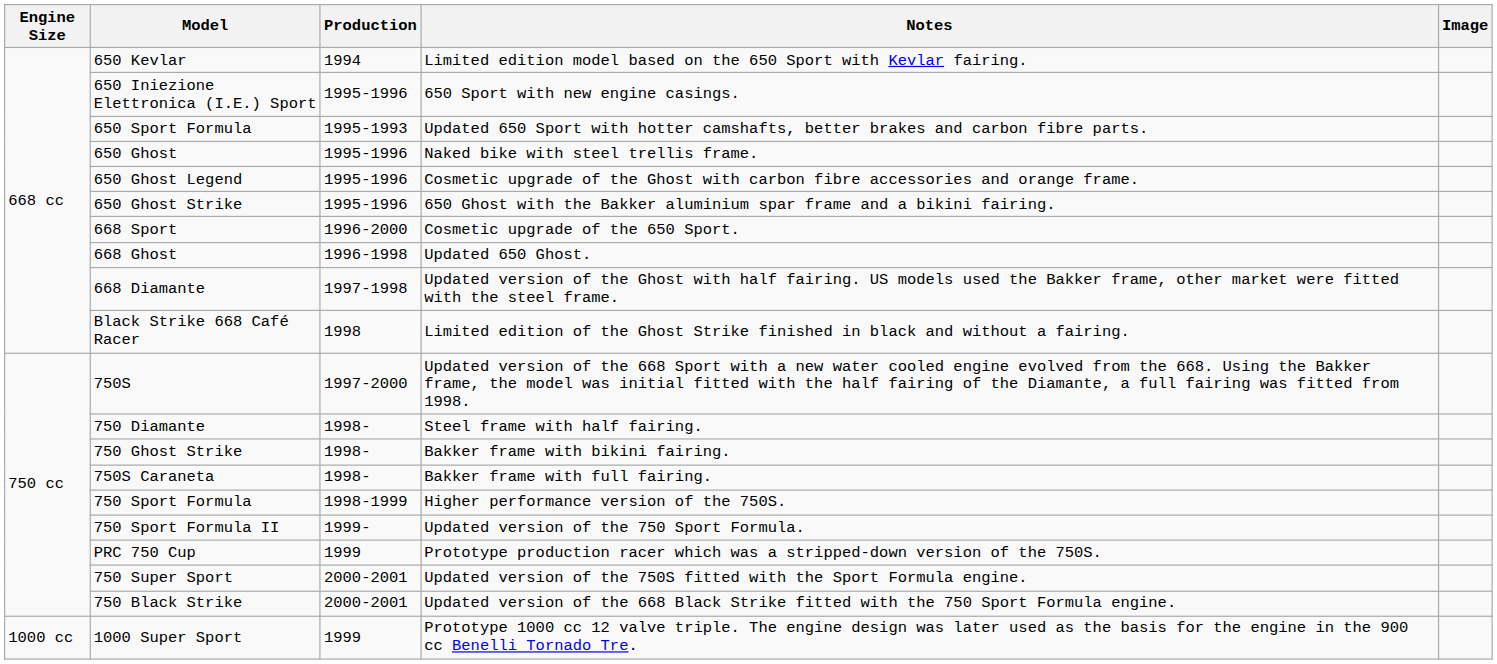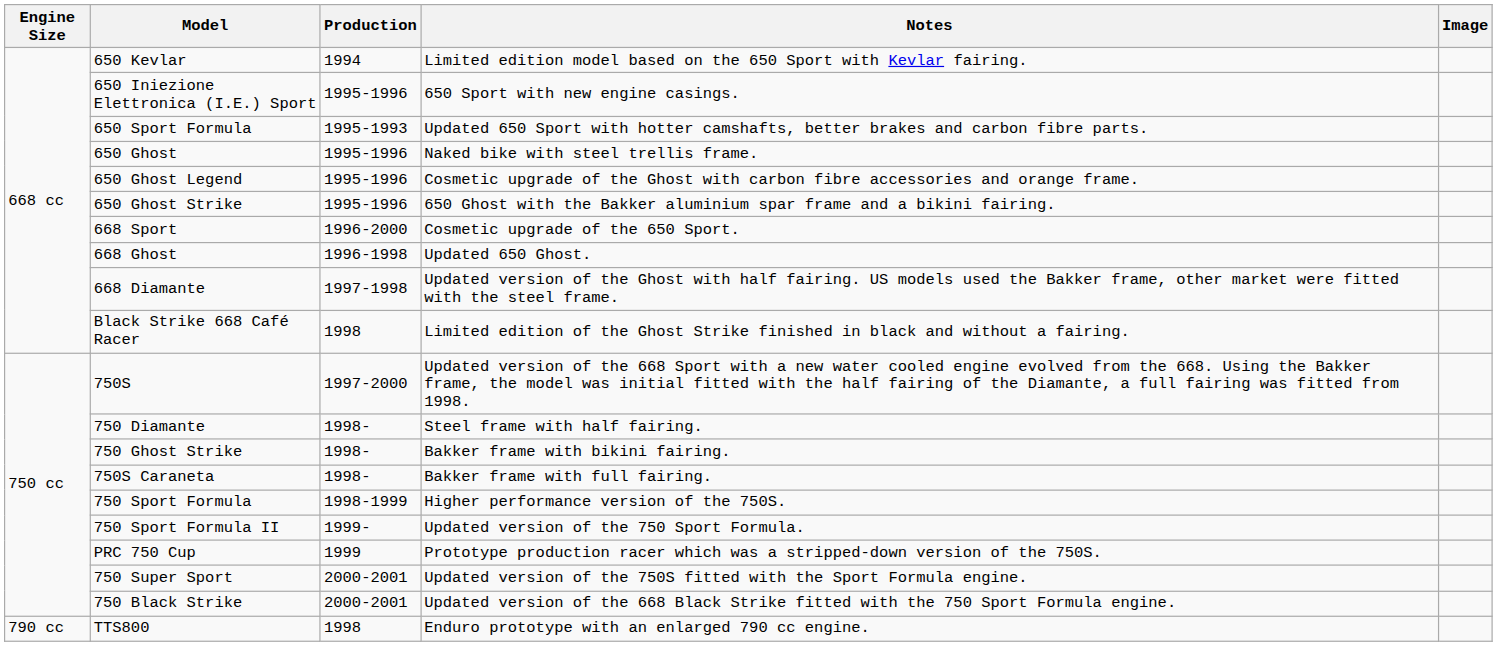+ row: (122, 629)
- row: (168, 637)
